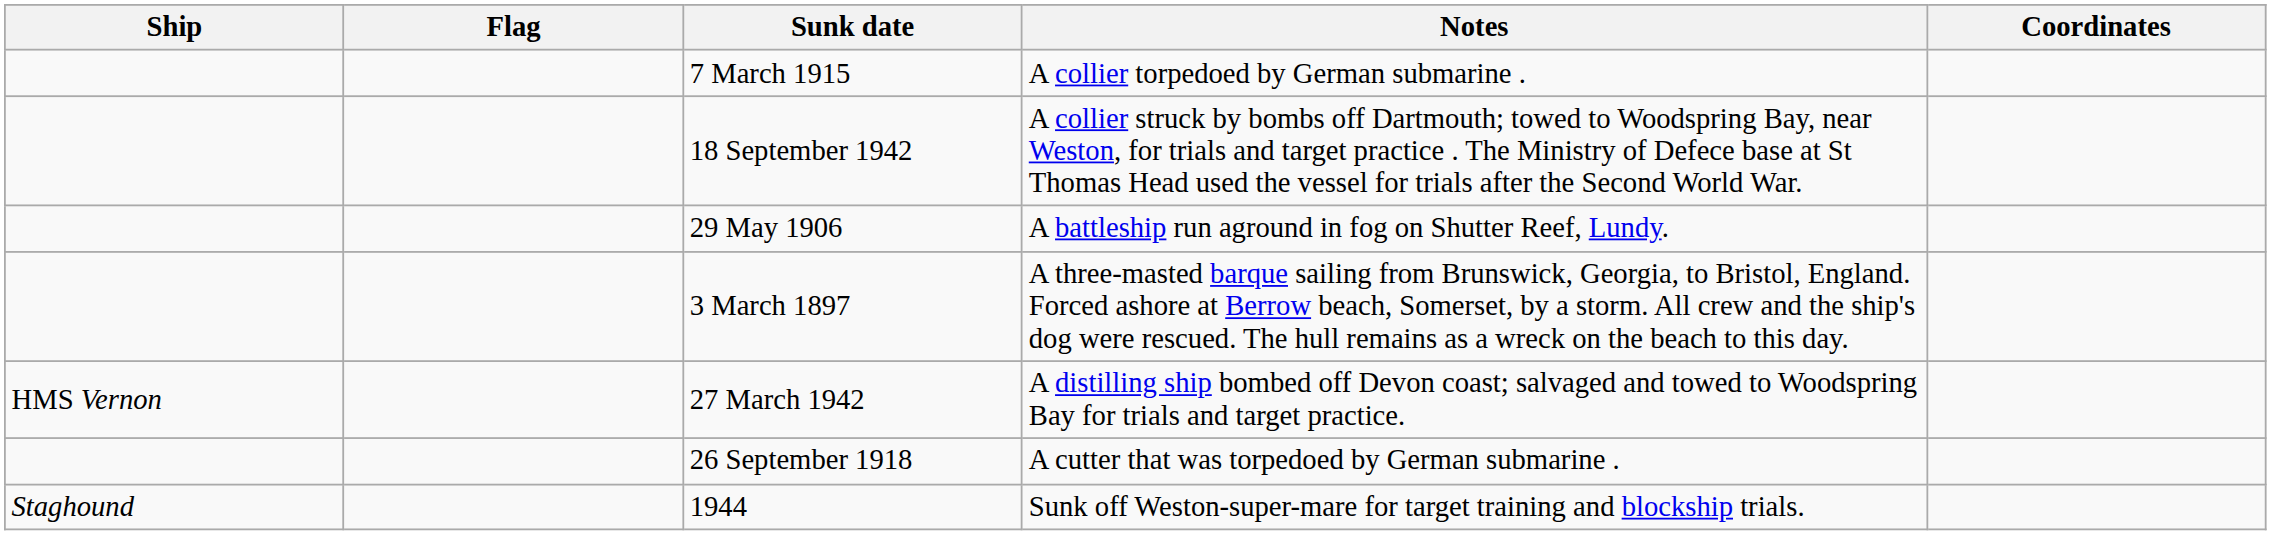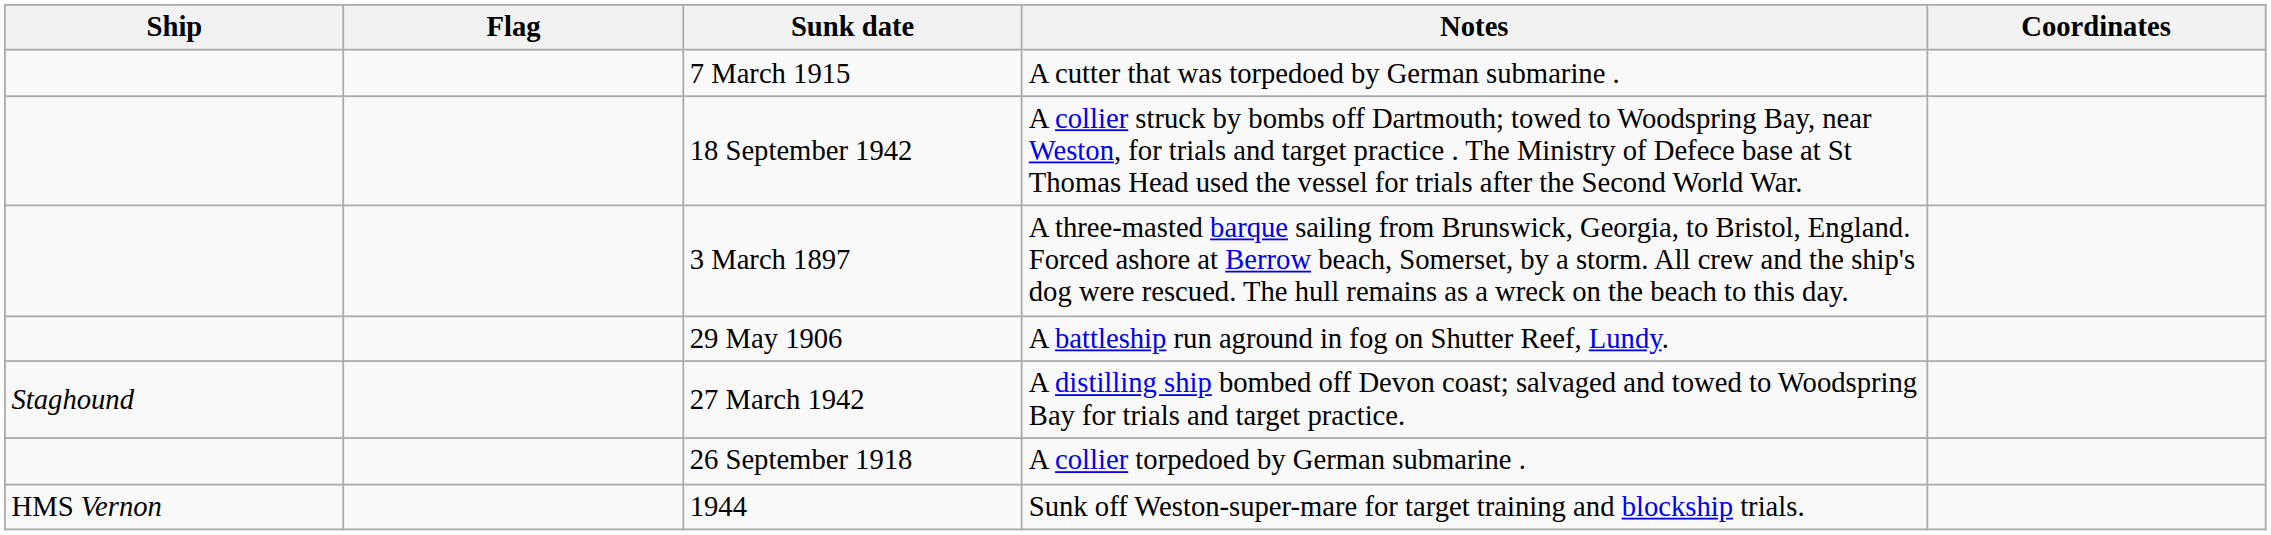(1277, 72) A collier torpedoed by German submarine . -> (1324, 72) A cutter that was torpedoed by German submarine .
rows swapped: (770, 305) <-> (766, 227)
(87, 399) HMS Vernon -> (73, 399) Staghound
(1324, 460) A cutter that was torpedoed by German submarine . -> (1277, 460) A collier torpedoed by German submarine .
(73, 506) Staghound -> (87, 506) HMS Vernon
